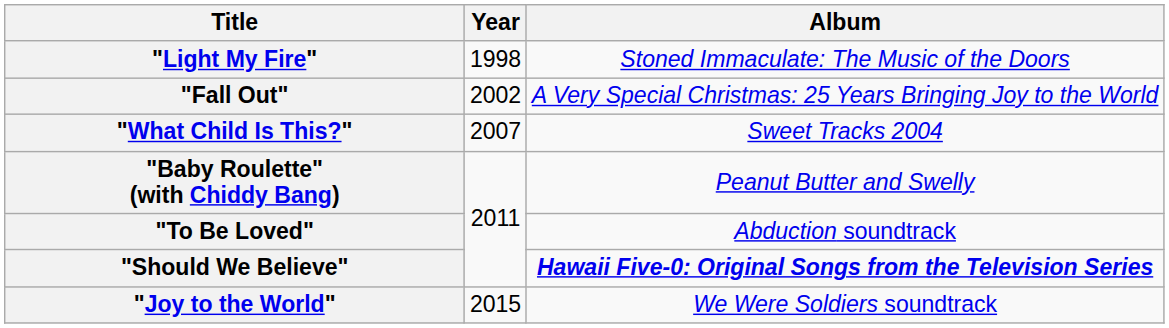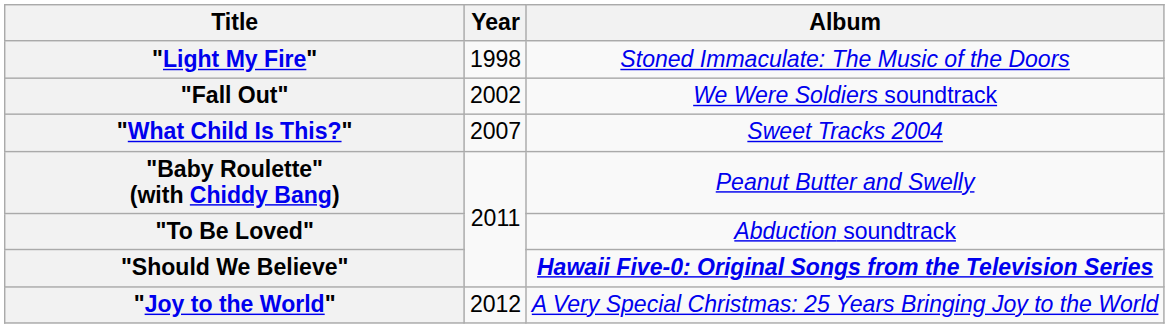(845, 95) A Very Special Christmas: 25 Years Bringing Joy to the World -> (845, 95) We Were Soldiers soundtrack
(496, 304) 2015 -> (496, 304) 2012
(845, 304) We Were Soldiers soundtrack -> (845, 304) A Very Special Christmas: 25 Years Bringing Joy to the World
